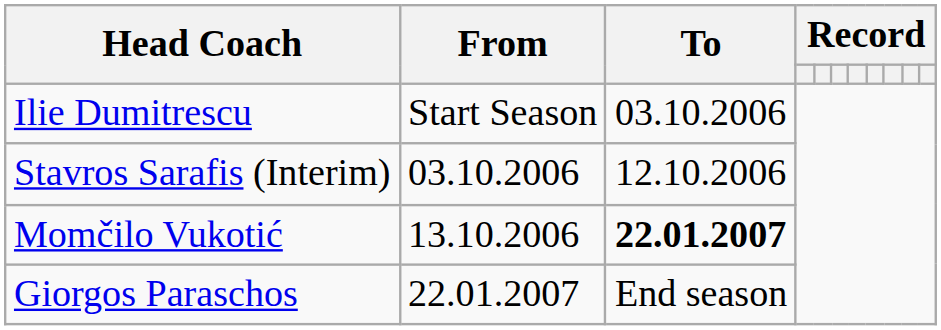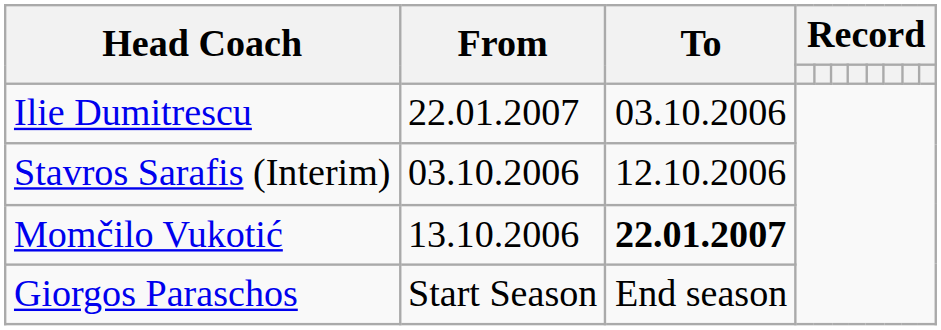(503, 112) Start Season -> (494, 112) 22.01.2007
(494, 293) 22.01.2007 -> (503, 293) Start Season
